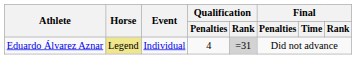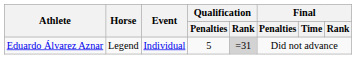(123, 46) khaki background -> (123, 46) no background
(209, 46) 4 -> (209, 46) 5
